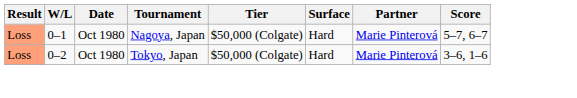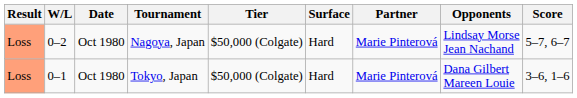+ column: (481, 14)
(57, 34) 0–1 -> (57, 41) 0–2
(57, 54) 0–2 -> (57, 75) 0–1
